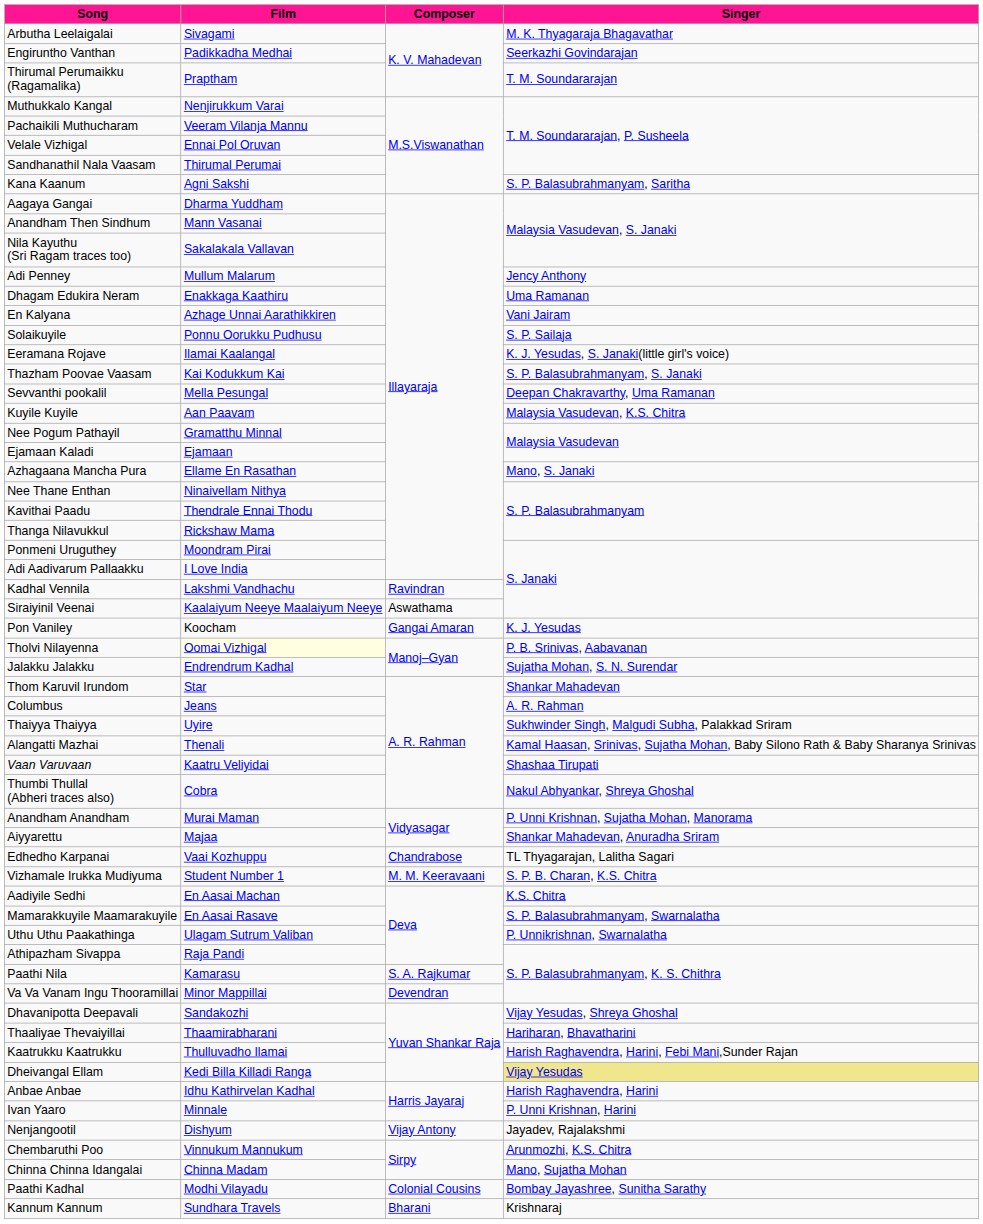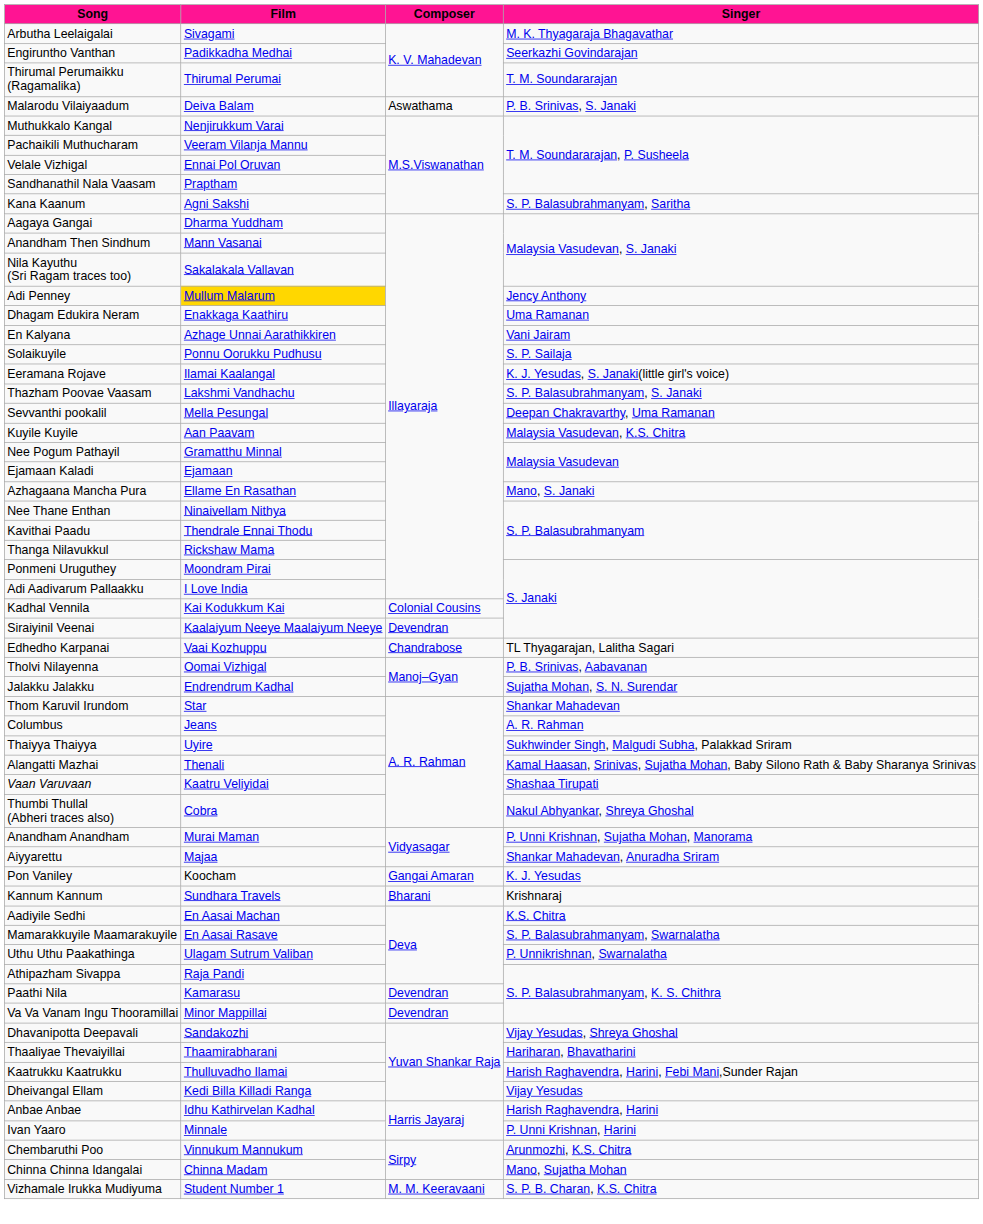(211, 79) Praptham -> (232, 79) Thirumal Perumai
+ row: (68, 106)
(232, 164) Thirumal Perumai -> (211, 184) Praptham
(229, 276) no background -> (229, 295) gold background
(234, 374) Kai Kodukkum Kai -> (239, 393) Lakshmi Vandhachu
(239, 589) Lakshmi Vandhachu -> (234, 608) Kai Kodukkum Kai
(416, 589) Ravindran -> (434, 608) Colonial Cousins
(420, 608) Aswathama -> (418, 628) Devendran
rows swapped: (40, 628) <-> (58, 856)
(225, 647) lightyellow background -> (225, 667) no background
rows swapped: (84, 876) <-> (55, 1208)
(429, 974) S. A. Rajkumar -> (418, 993) Devendran
(544, 1071) khaki background -> (544, 1091) no background
- row: (41, 1130)
- row: (46, 1189)
